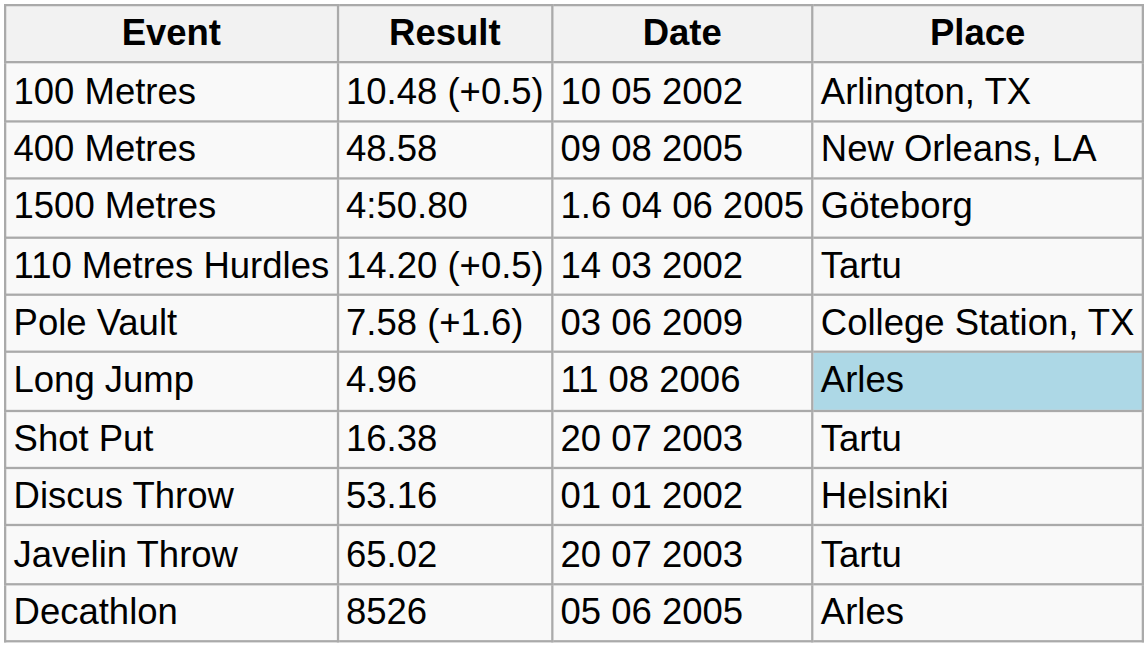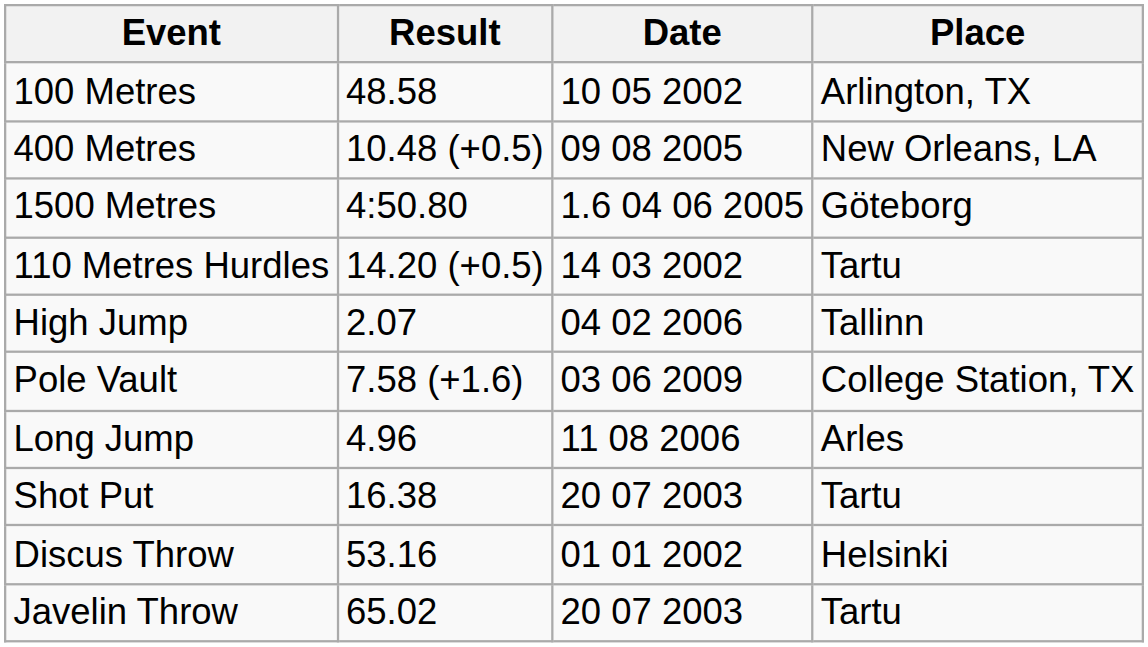(445, 91) 10.48 (+0.5) -> (392, 91) 48.58
(392, 149) 48.58 -> (445, 149) 10.48 (+0.5)
+ row: (101, 322)
(862, 380) lightblue background -> (862, 438) no background
- row: (96, 611)
